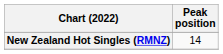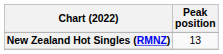(195, 40) 14 -> (195, 40) 13
